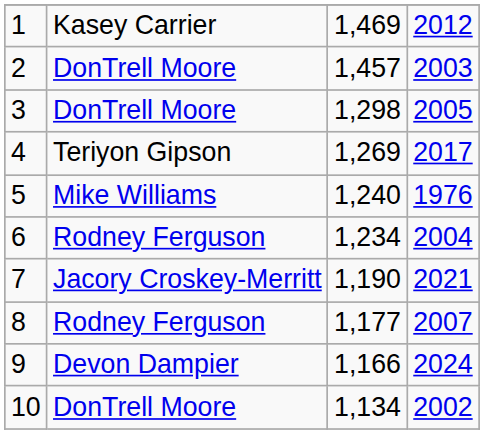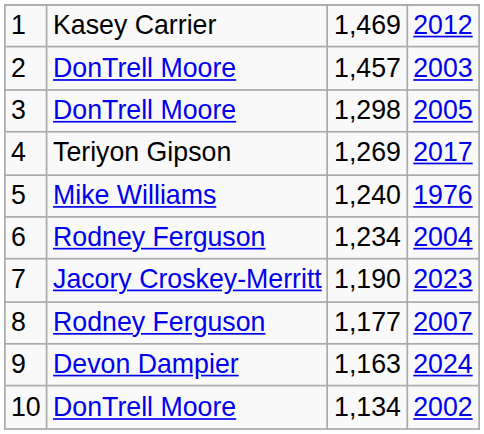(443, 279) 2021 -> (443, 279) 2023
(367, 364) 1,166 -> (367, 364) 1,163
